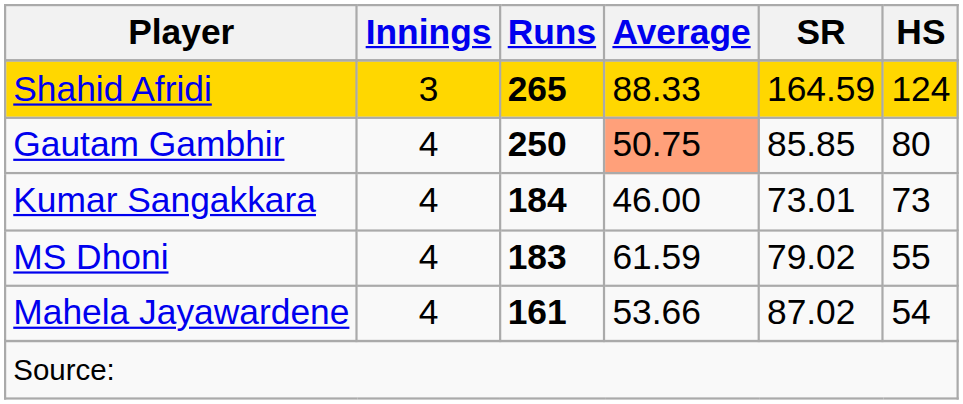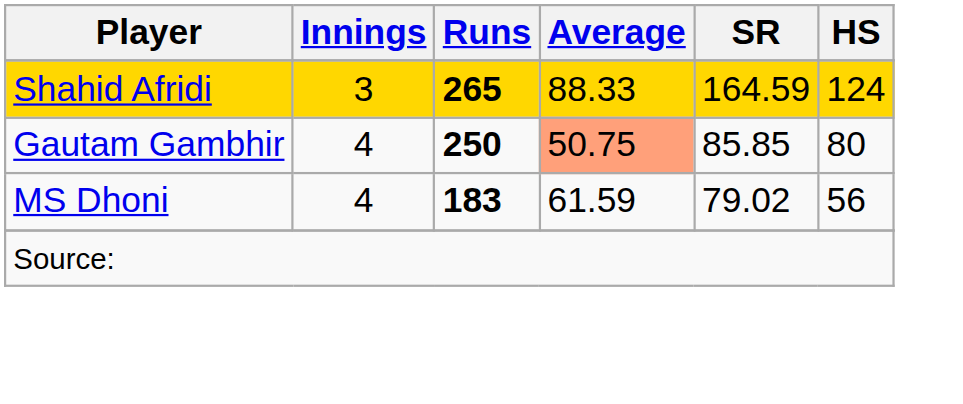- row: (165, 200)
(911, 256) 55 -> (846, 200) 56
- row: (181, 312)
